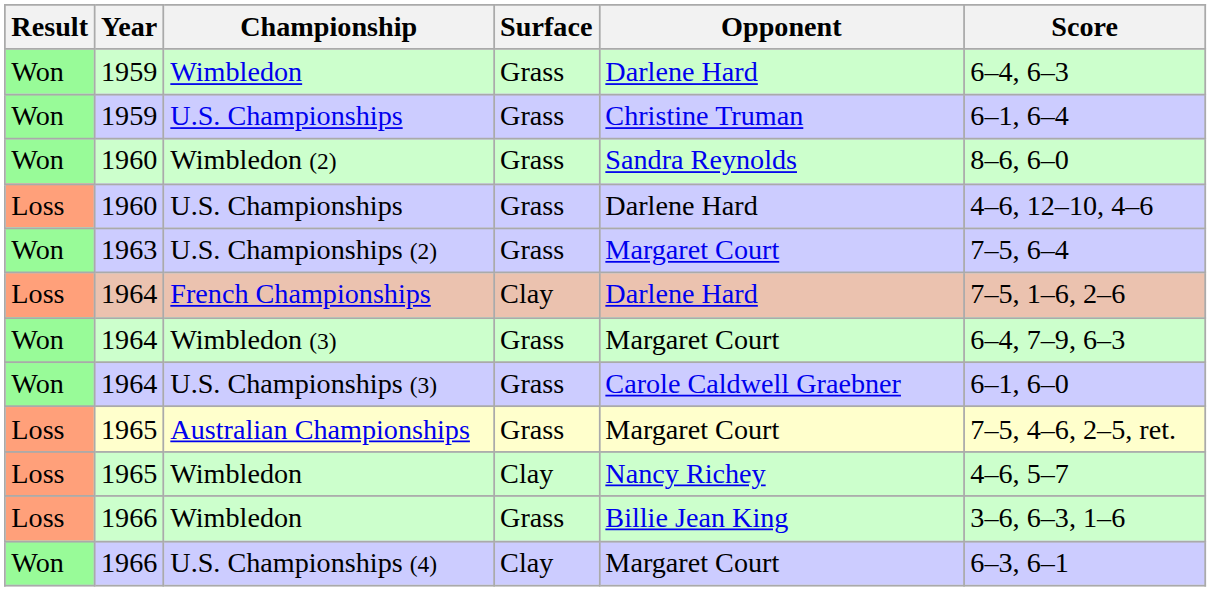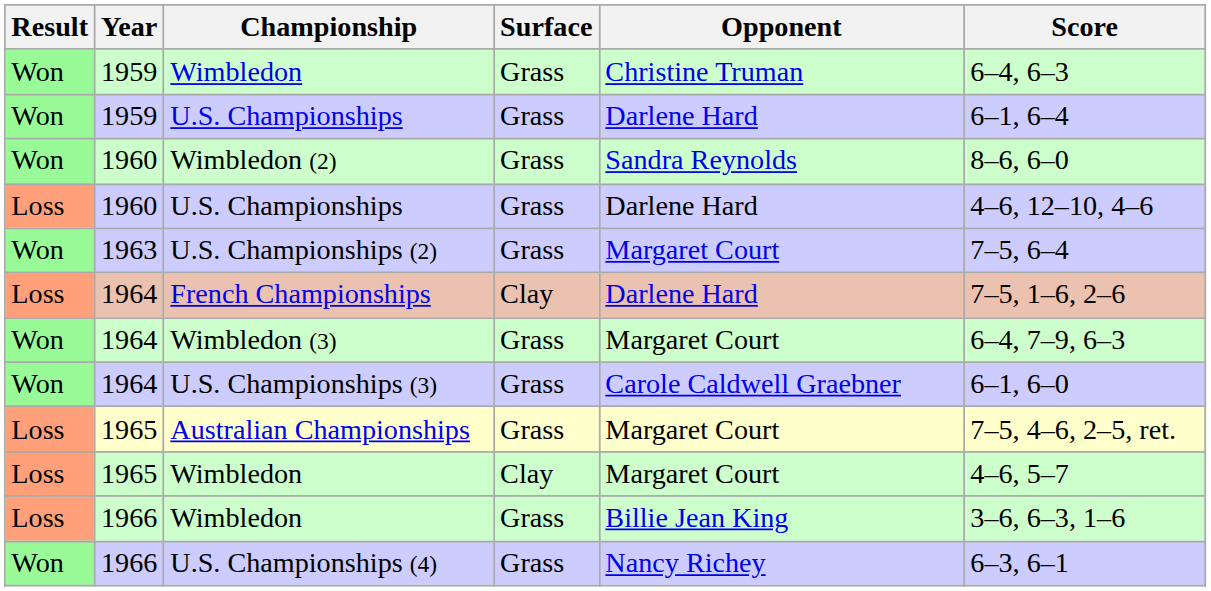(682, 71) Darlene Hard -> (704, 71) Christine Truman
(704, 116) Christine Truman -> (682, 116) Darlene Hard
(686, 473) Nancy Richey -> (692, 473) Margaret Court
(527, 562) Clay -> (532, 562) Grass
(692, 562) Margaret Court -> (686, 562) Nancy Richey
